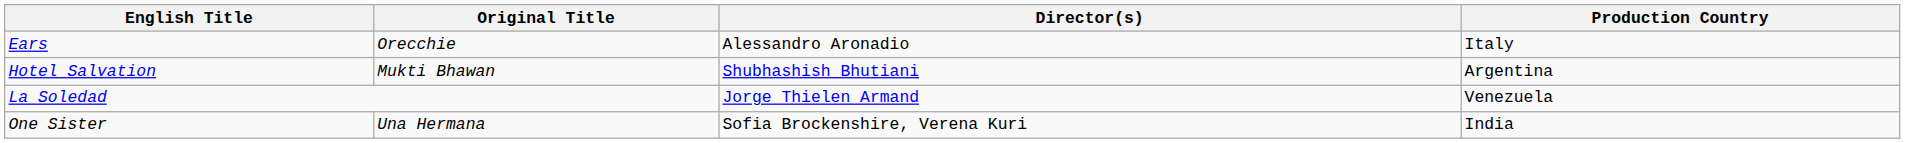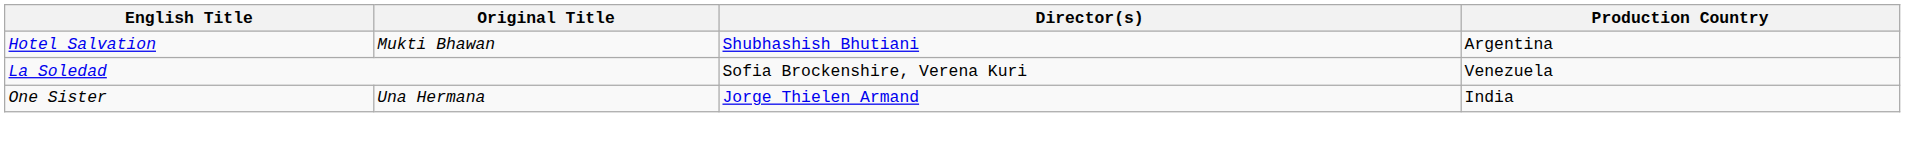- row: (28, 45)
(821, 98) Jorge Thielen Armand -> (875, 71) Sofia Brockenshire, Verena Kuri
(875, 125) Sofia Brockenshire, Verena Kuri -> (821, 98) Jorge Thielen Armand
